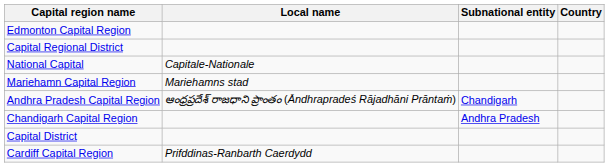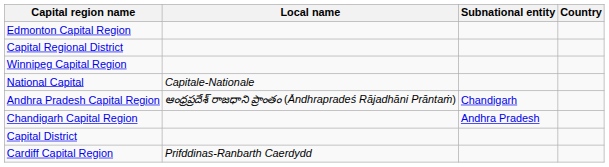+ row: (67, 64)
- row: (71, 82)
